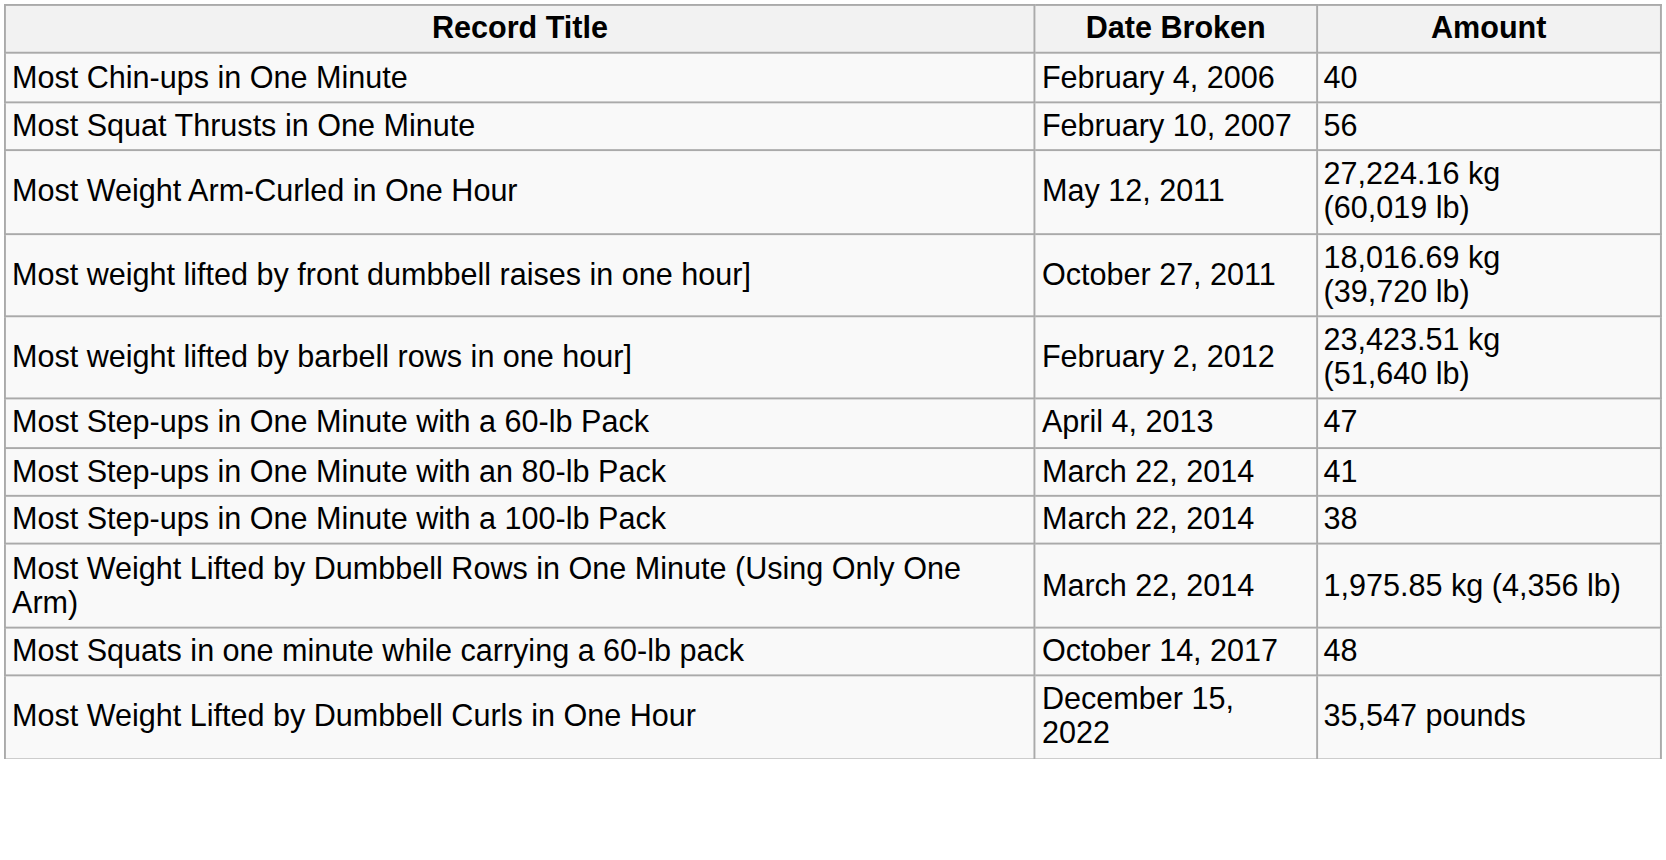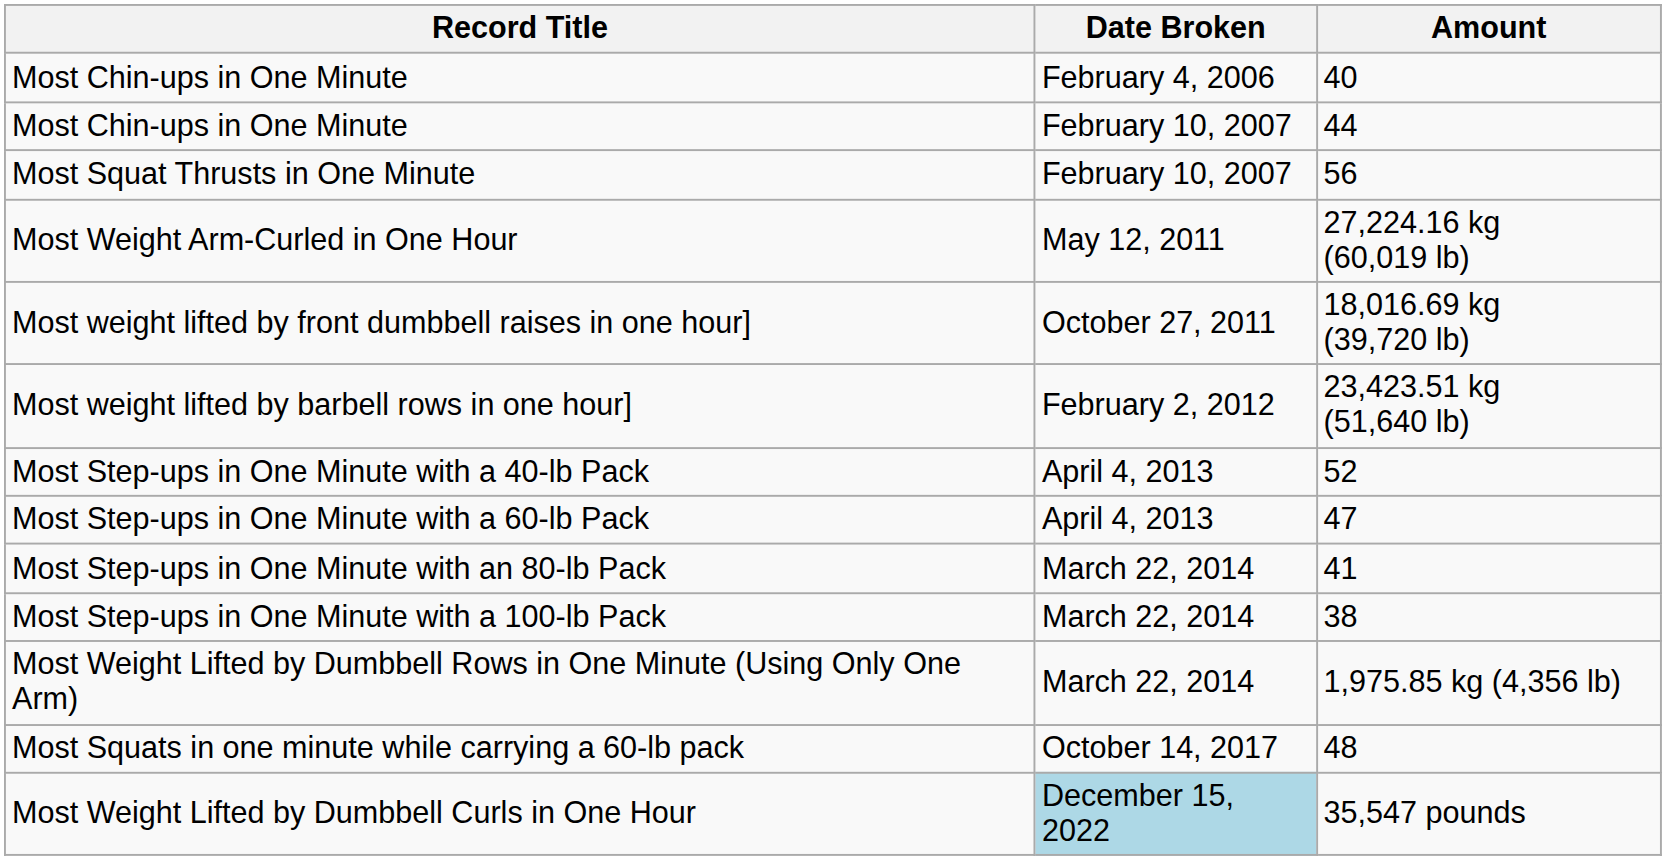+ row: (210, 125)
+ row: (330, 471)
(1138, 716) no background -> (1138, 813) lightblue background
